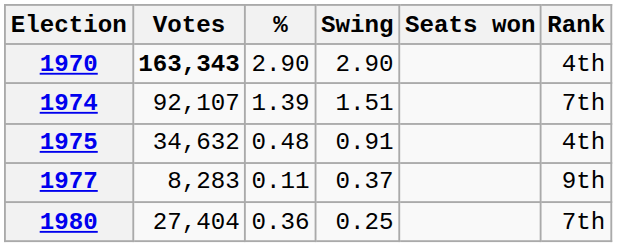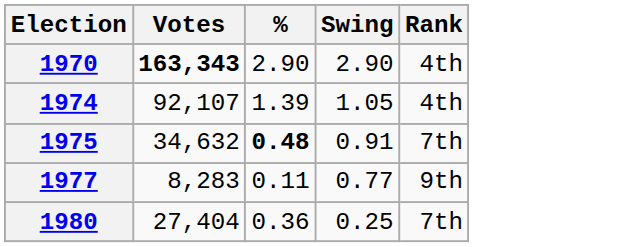- column: (470, 25)
(364, 103) 1.51 -> (364, 103) 1.05
(583, 103) 7th -> (441, 103) 4th
(280, 143) normal -> (280, 143) bold
(583, 143) 4th -> (441, 143) 7th
(364, 182) 0.37 -> (364, 182) 0.77
